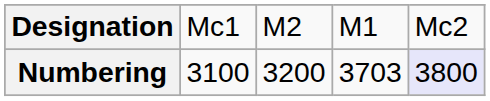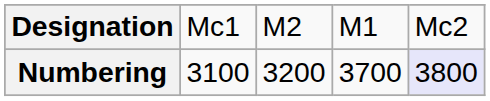(370, 71) 3703 -> (370, 71) 3700
